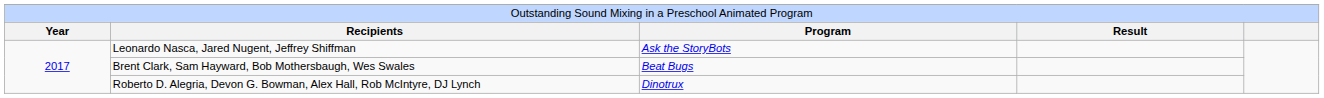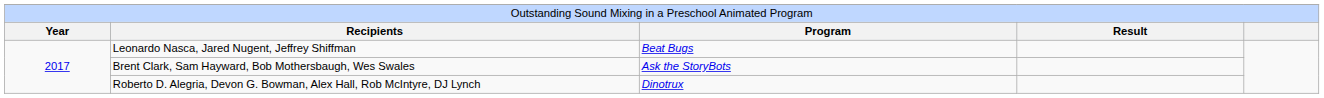(686, 49) Ask the StoryBots -> (668, 49) Beat Bugs
(668, 67) Beat Bugs -> (686, 67) Ask the StoryBots
